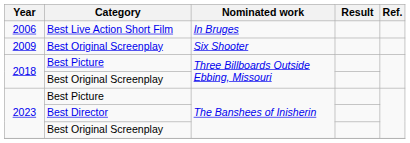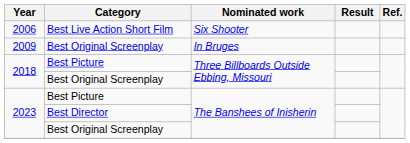(216, 29) In Bruges -> (221, 29) Six Shooter
(221, 46) Six Shooter -> (216, 46) In Bruges
